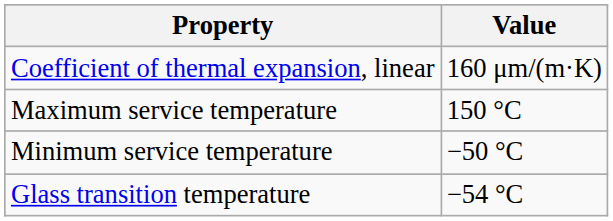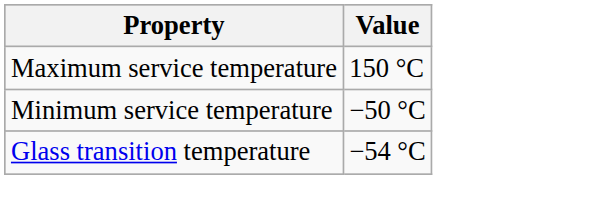- row: (223, 67)
